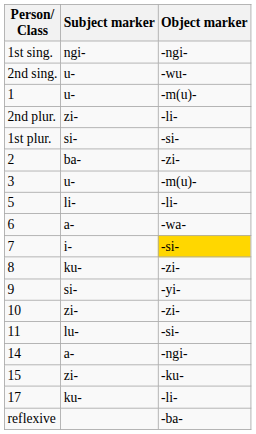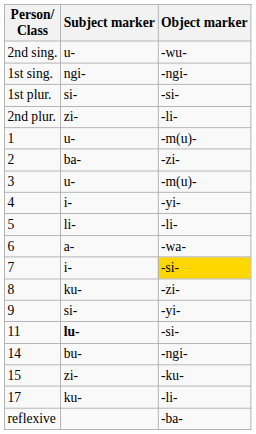rows swapped: (30, 52) <-> (32, 73)
rows swapped: (29, 138) <-> (11, 95)
+ row: (11, 203)
- row: (14, 310)
(71, 332) normal -> (72, 332) bold
(69, 354) a- -> (73, 354) bu-
